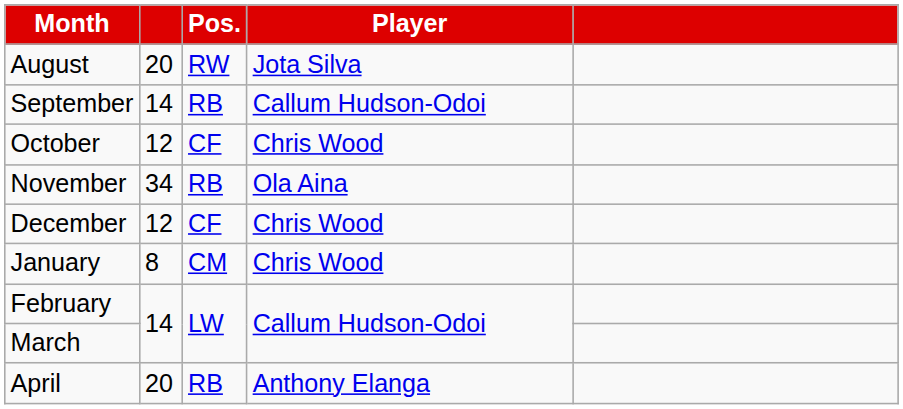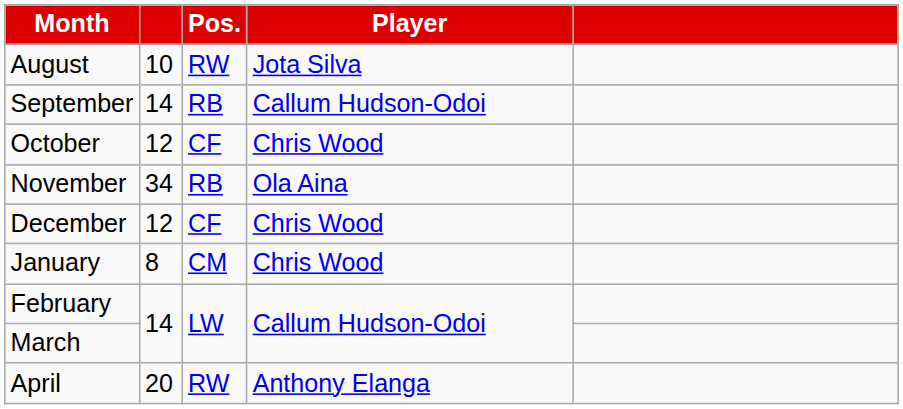(159, 64) 20 -> (159, 64) 10
(205, 382) RB -> (209, 382) RW
